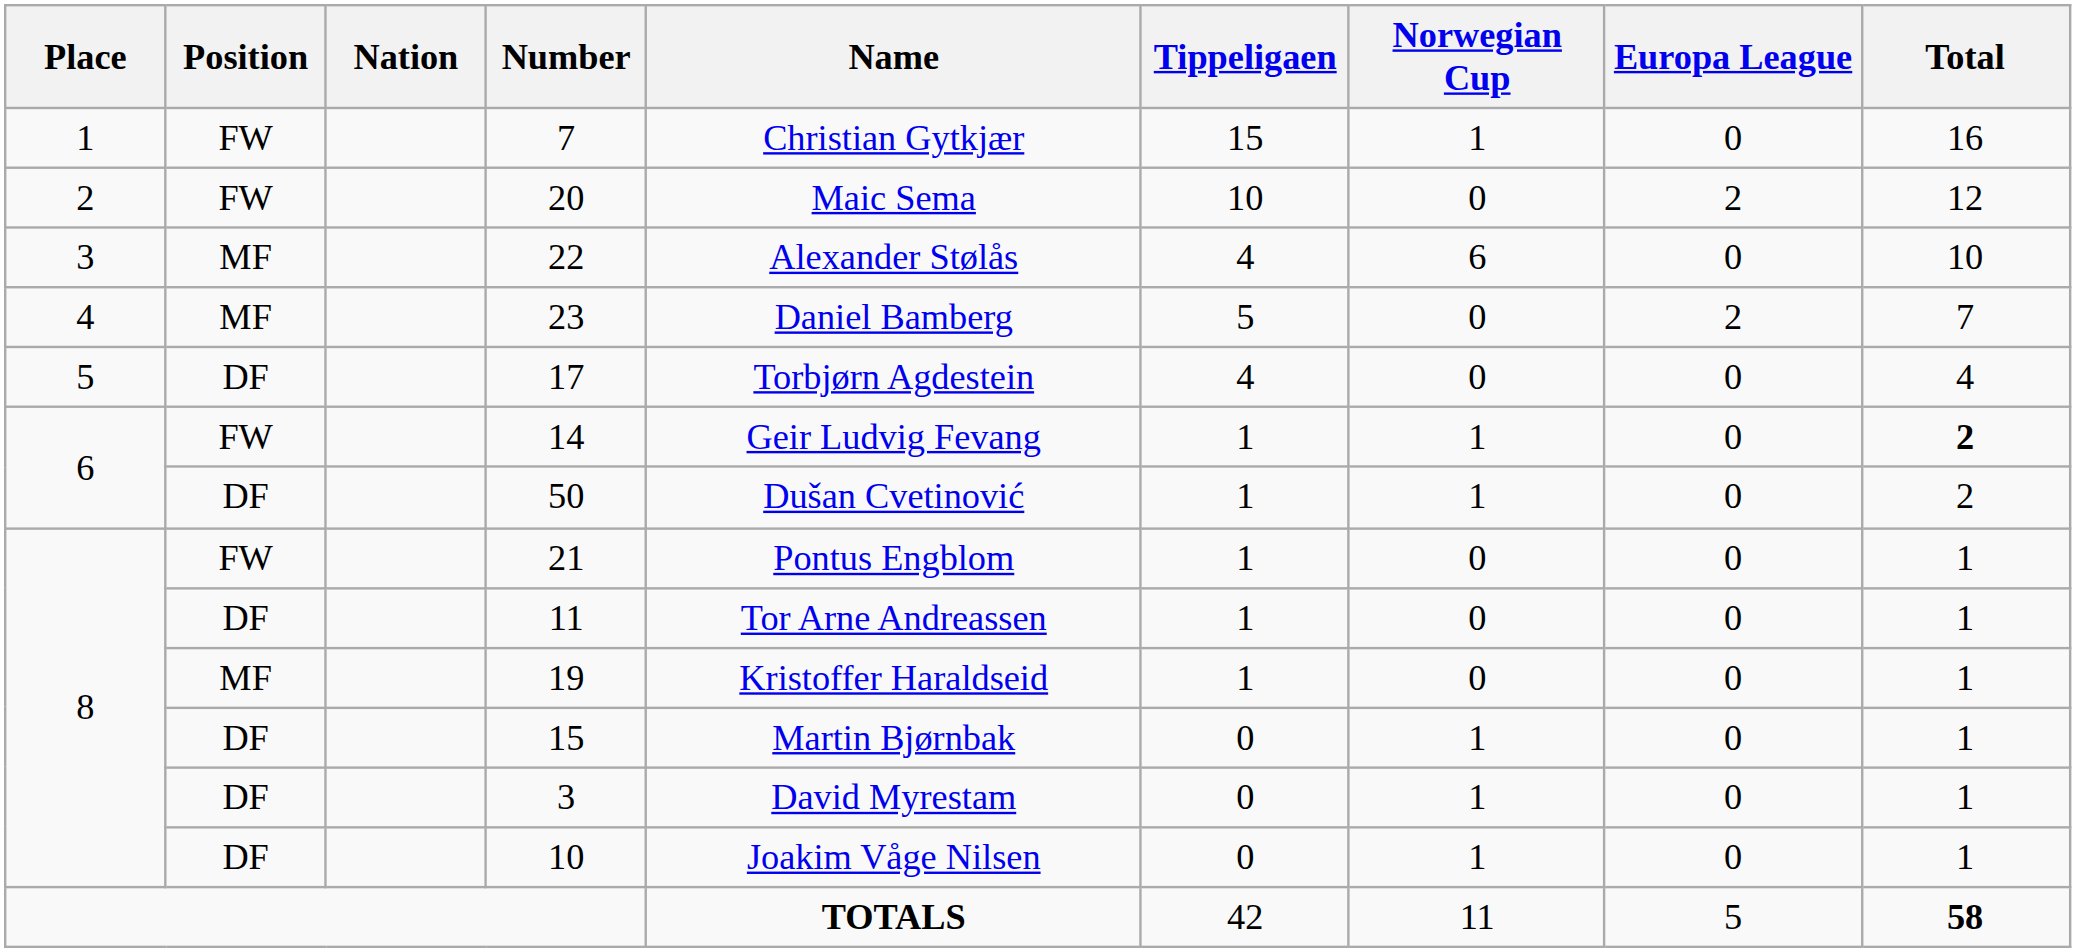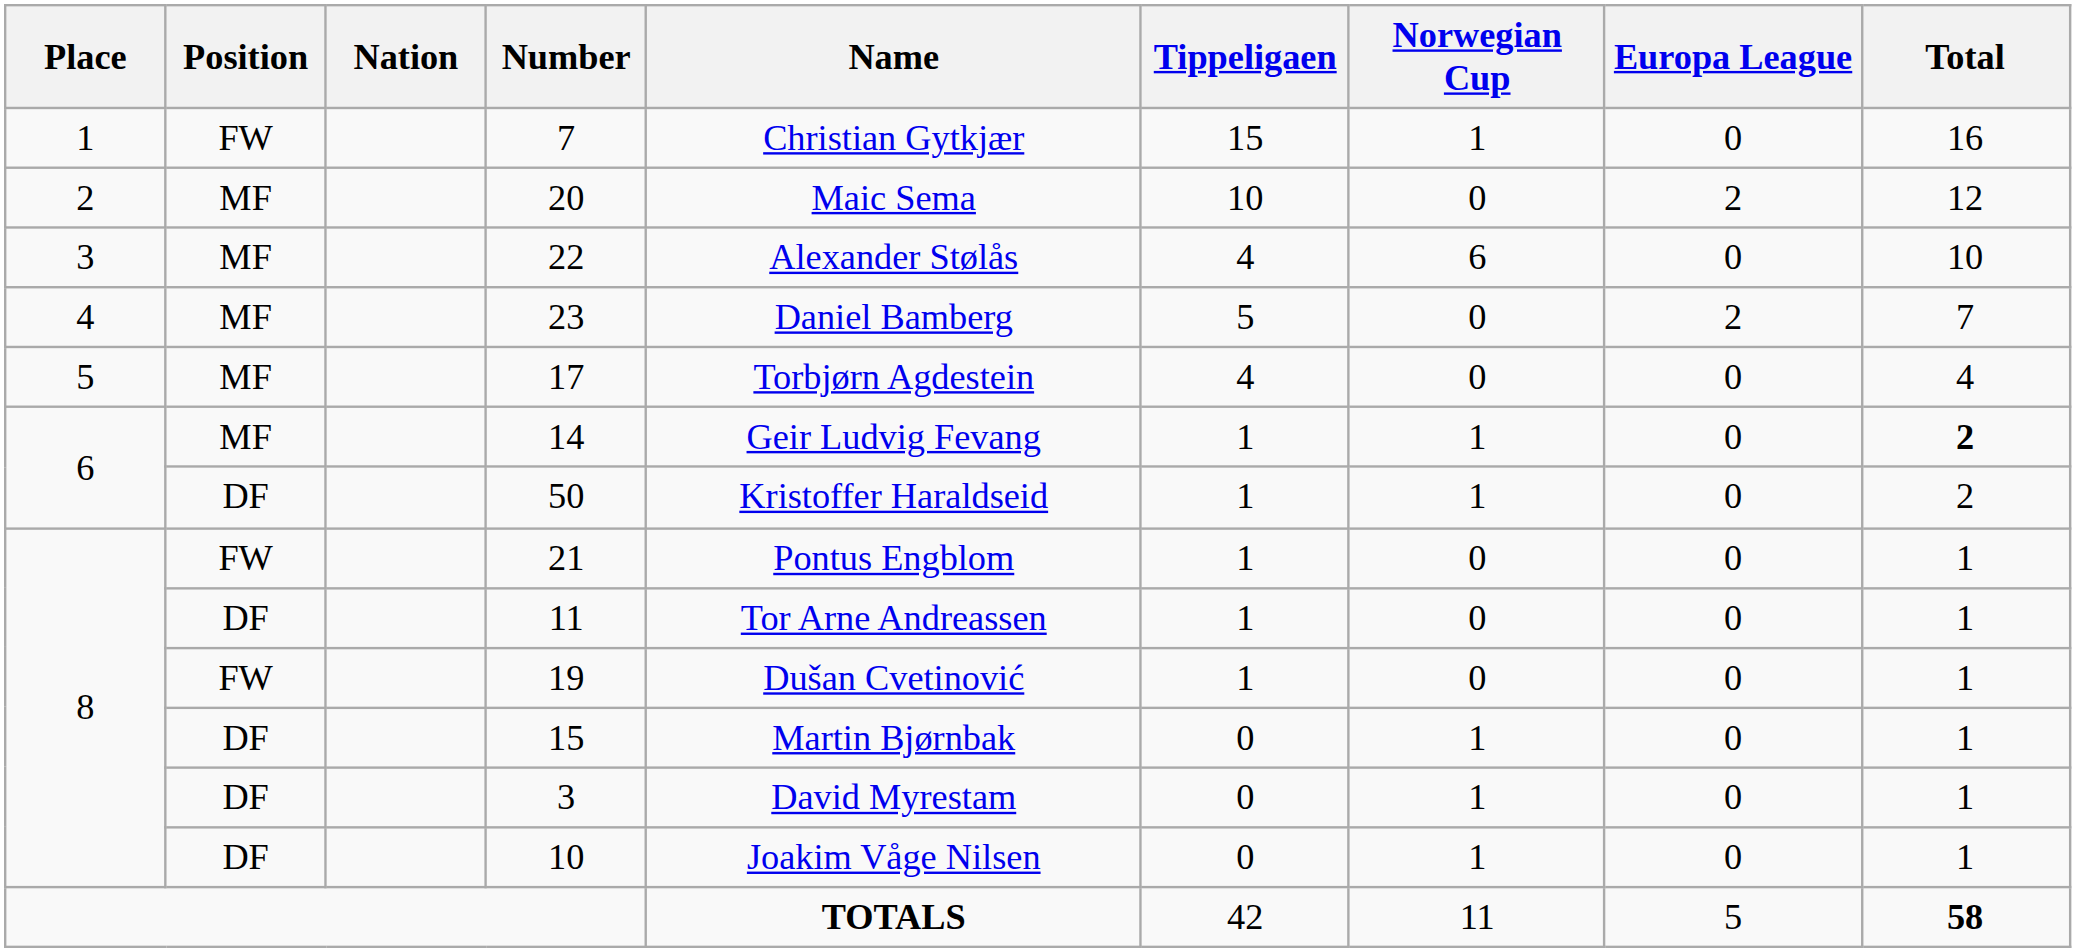(246, 197) FW -> (246, 197) MF
(246, 377) DF -> (246, 377) MF
(246, 437) FW -> (246, 437) MF
(894, 496) Dušan Cvetinović -> (894, 496) Kristoffer Haraldseid
(246, 676) MF -> (246, 676) FW
(894, 676) Kristoffer Haraldseid -> (894, 676) Dušan Cvetinović
